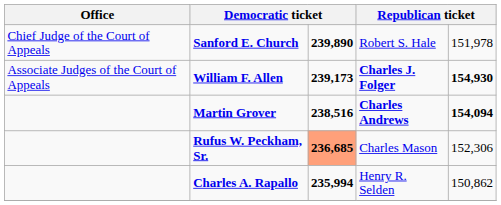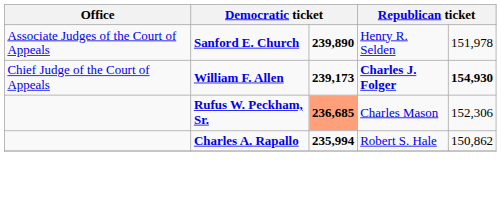(78, 42) Chief Judge of the Court of Appeals -> (92, 42) Associate Judges of the Court of Appeals
(397, 42) Robert S. Hale -> (384, 42) Henry R. Selden
(92, 77) Associate Judges of the Court of Appeals -> (78, 77) Chief Judge of the Court of Appeals
- row: (235, 112)
(383, 183) Henry R. Selden -> (399, 140) Robert S. Hale
